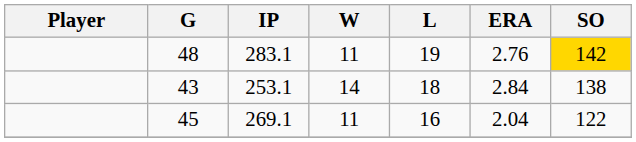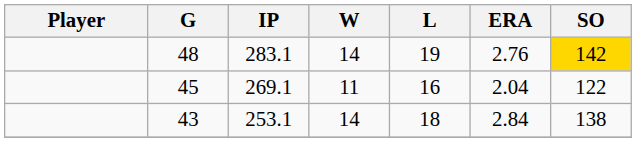(349, 53) 11 -> (349, 53) 14
rows swapped: (188, 119) <-> (188, 86)
